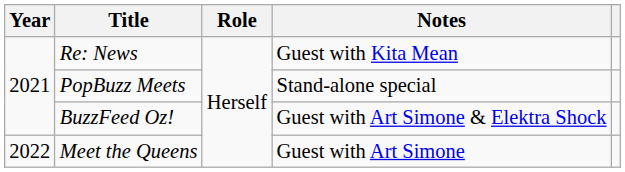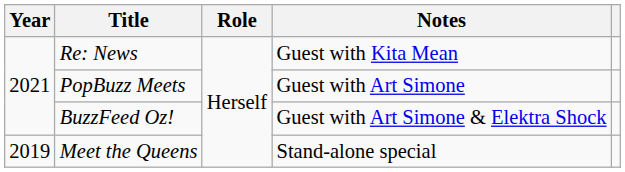(356, 85) Stand-alone special -> (371, 85) Guest with Art Simone
(30, 150) 2022 -> (30, 150) 2019
(371, 150) Guest with Art Simone -> (356, 150) Stand-alone special
